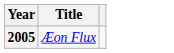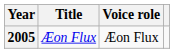+ column: (131, 15)
